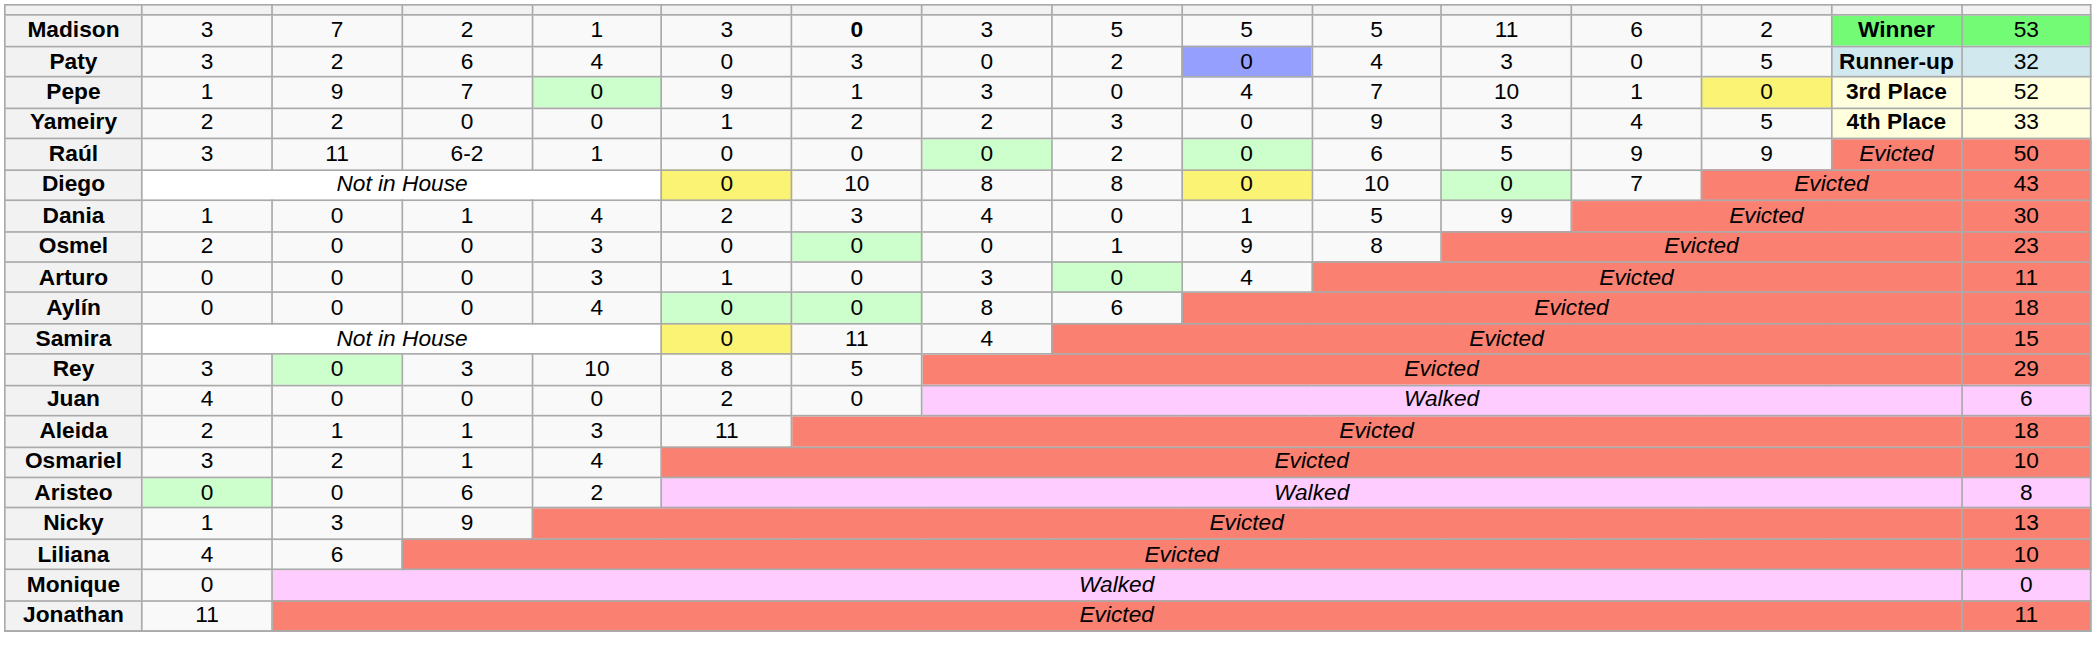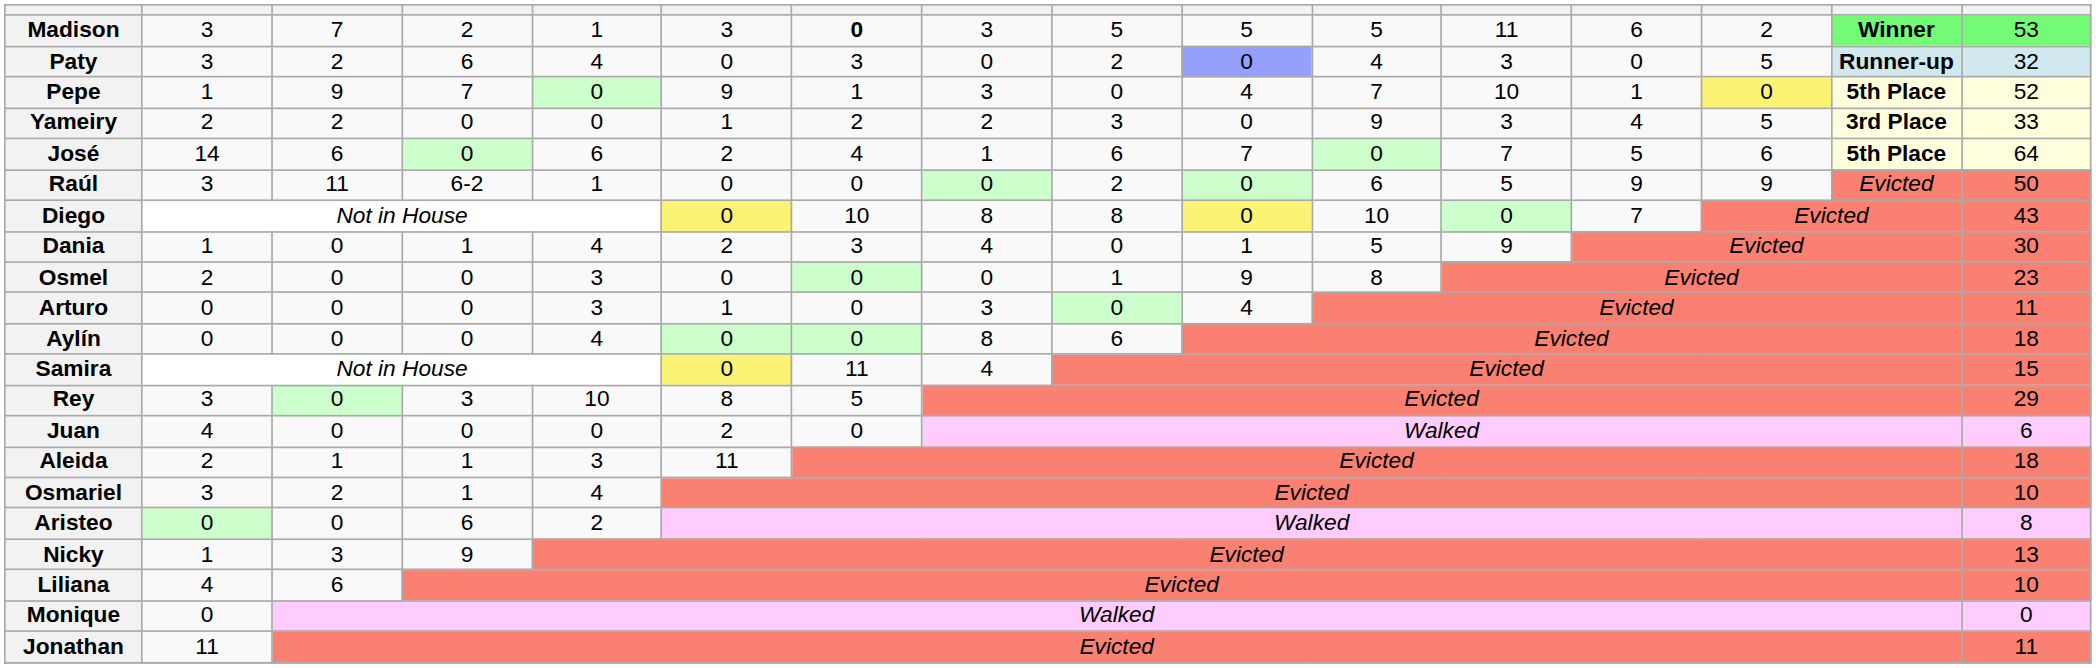(1896, 91) 3rd Place -> (1896, 91) 5th Place
(1896, 122) 4th Place -> (1896, 122) 3rd Place
+ row: (73, 153)
